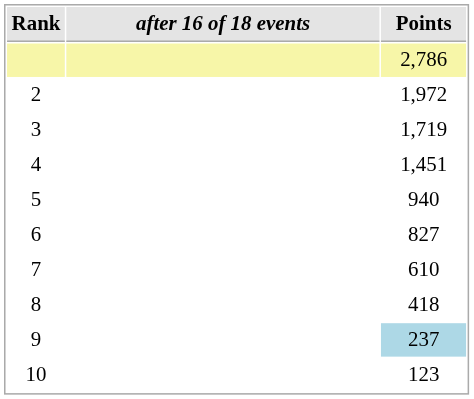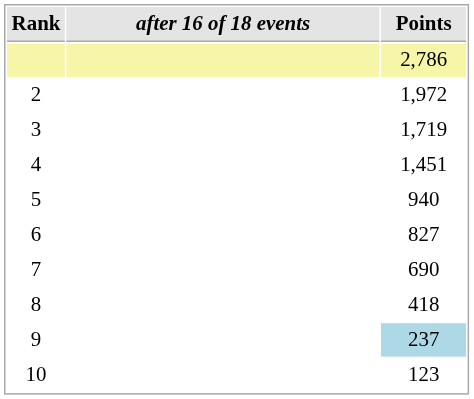(424, 269) 610 -> (424, 269) 690
